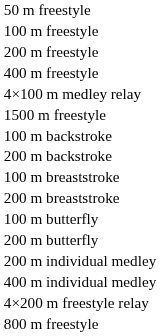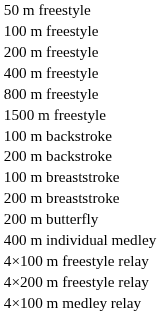rows swapped: (51, 323) <-> (73, 94)
- row: (51, 219)
- row: (80, 261)
+ row: (76, 261)
